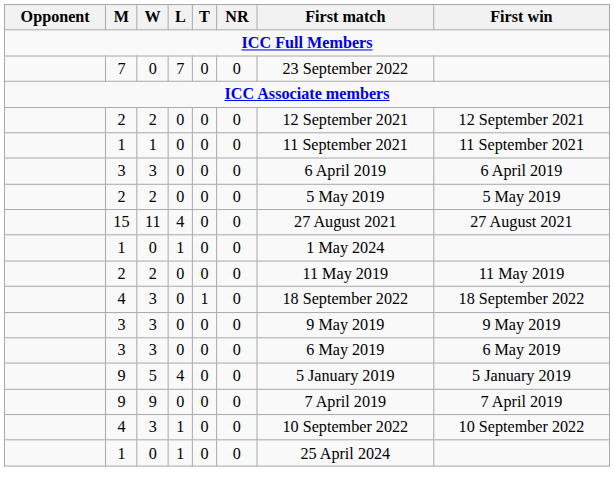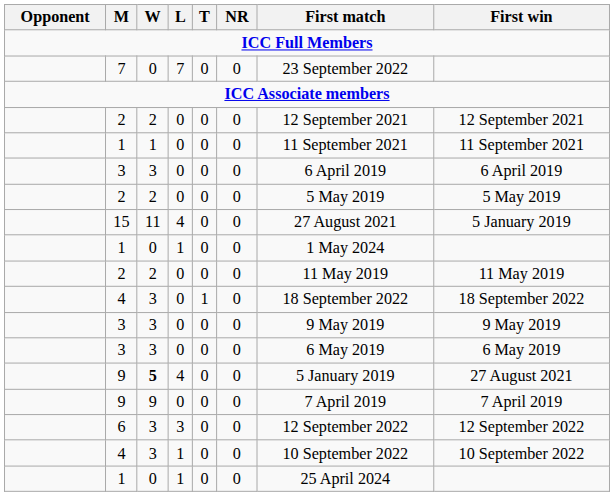(521, 222) 27 August 2021 -> (521, 222) 5 January 2019
(153, 376) normal -> (153, 376) bold
(521, 376) 5 January 2019 -> (521, 376) 27 August 2021
+ row: (121, 427)
